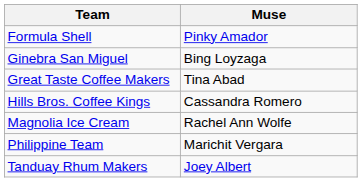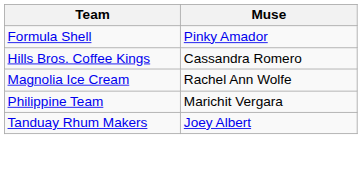- row: (68, 58)
- row: (89, 79)
